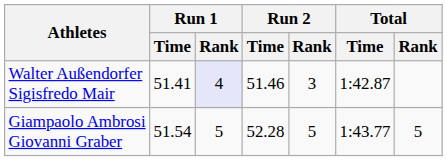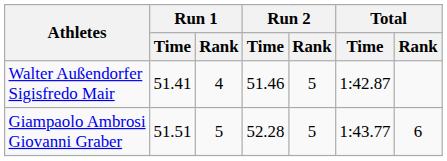(219, 84) lavender background -> (219, 84) no background
(312, 84) 3 -> (312, 84) 5
(172, 131) 51.54 -> (172, 131) 51.51
(418, 131) 5 -> (418, 131) 6
